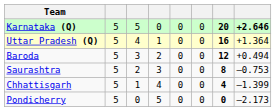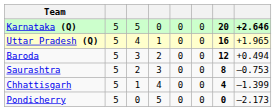(253, 41) +1.364 -> (253, 41) +1.965
